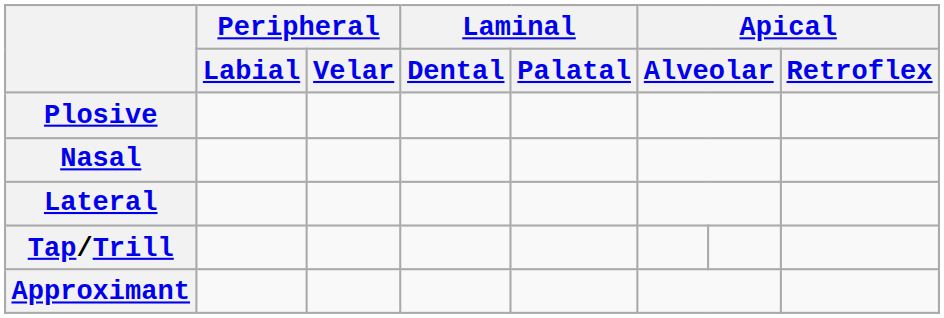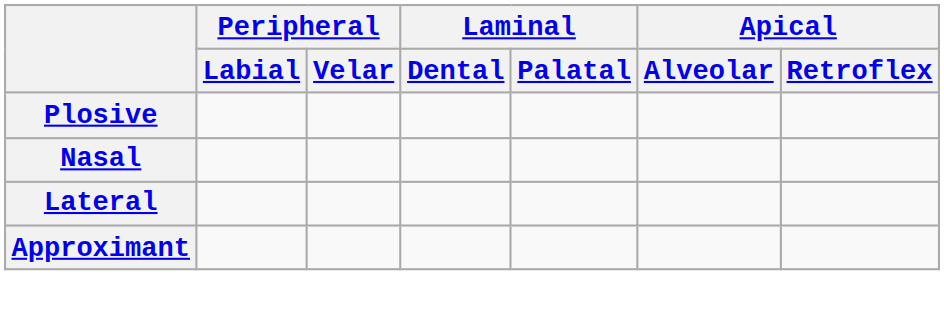- row: (101, 247)
